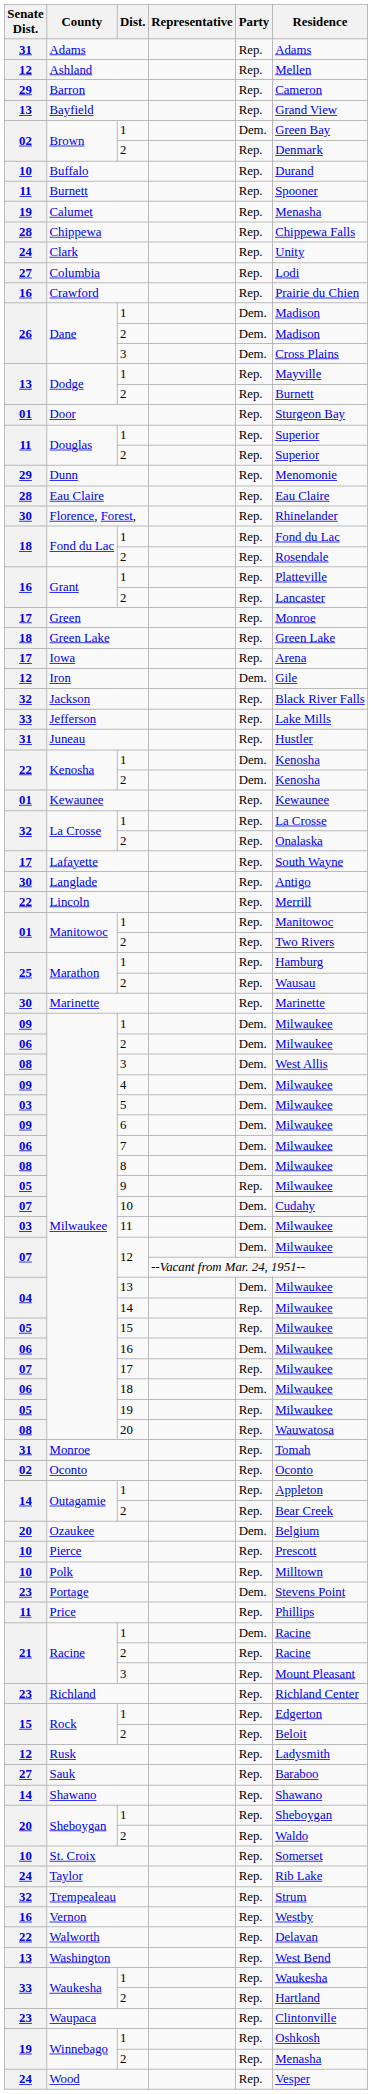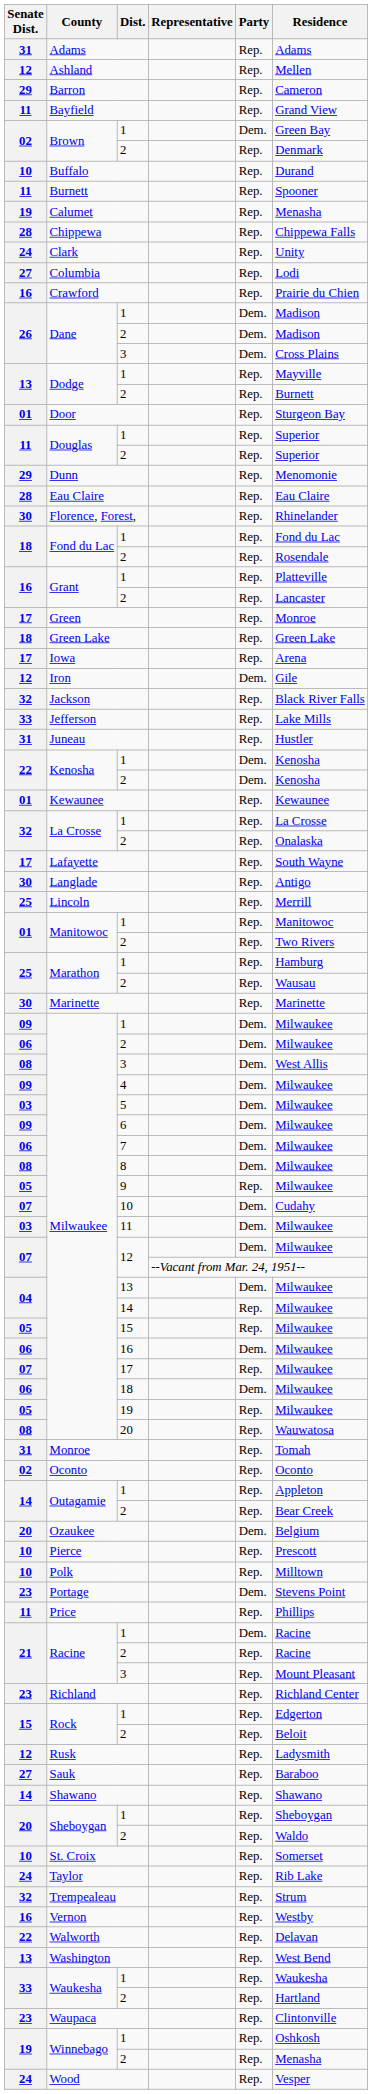(25, 110) 13 -> (25, 110) 11
(25, 901) 22 -> (25, 901) 25
